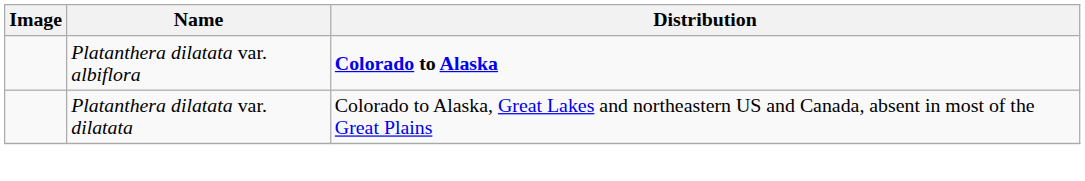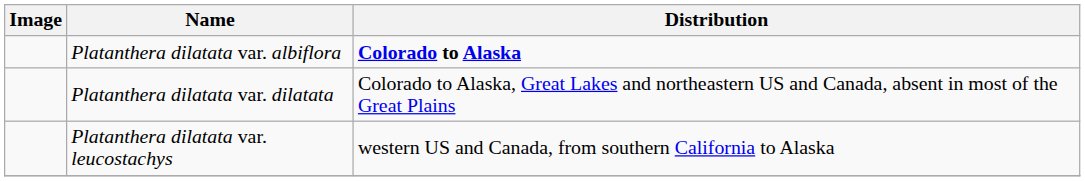+ row: (169, 148)
